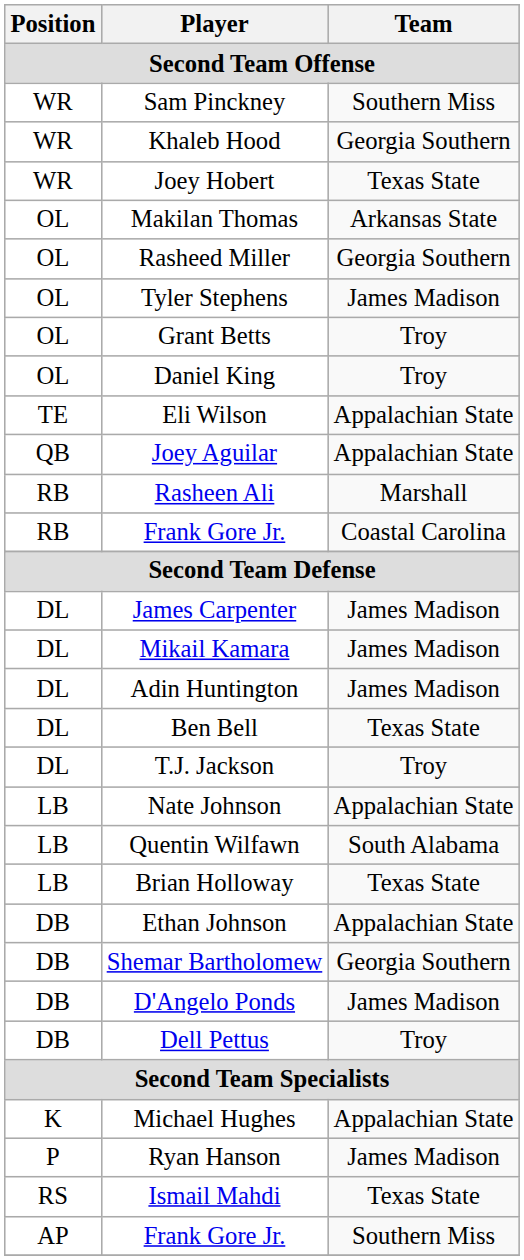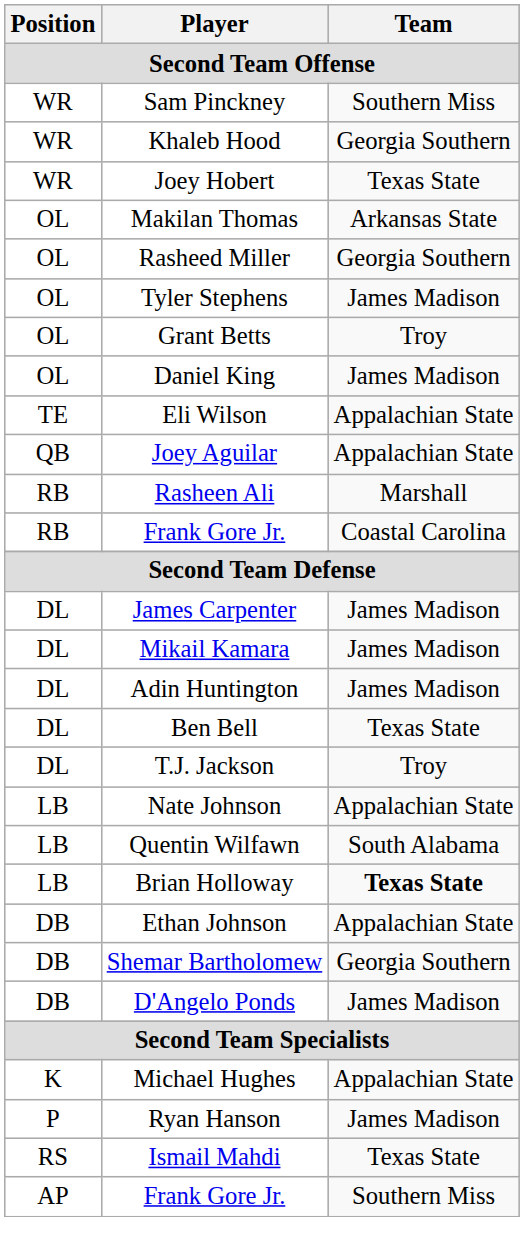(424, 375) Troy -> (424, 375) James Madison
(424, 883) normal -> (424, 883) bold
- row: (53, 1040)
